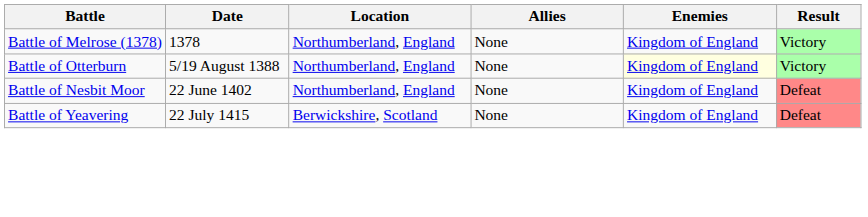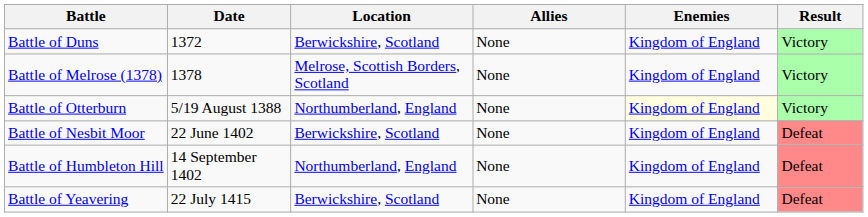+ row: (53, 41)
(374, 41) Northumberland, England -> (377, 74) Melrose, Scottish Borders, Scotland
(374, 90) Northumberland, England -> (367, 132) Berwickshire, Scotland
+ row: (86, 166)
